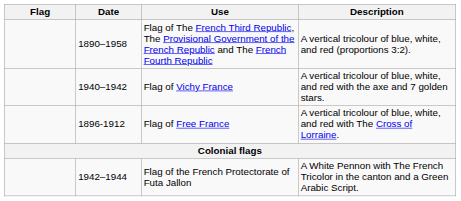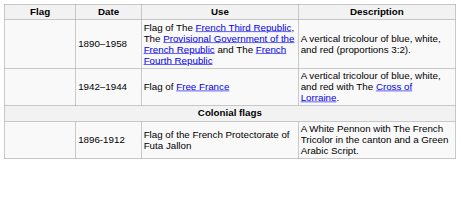- row: (188, 87)
(101, 124) 1896-1912 -> (103, 87) 1942–1944
(103, 177) 1942–1944 -> (101, 140) 1896-1912
